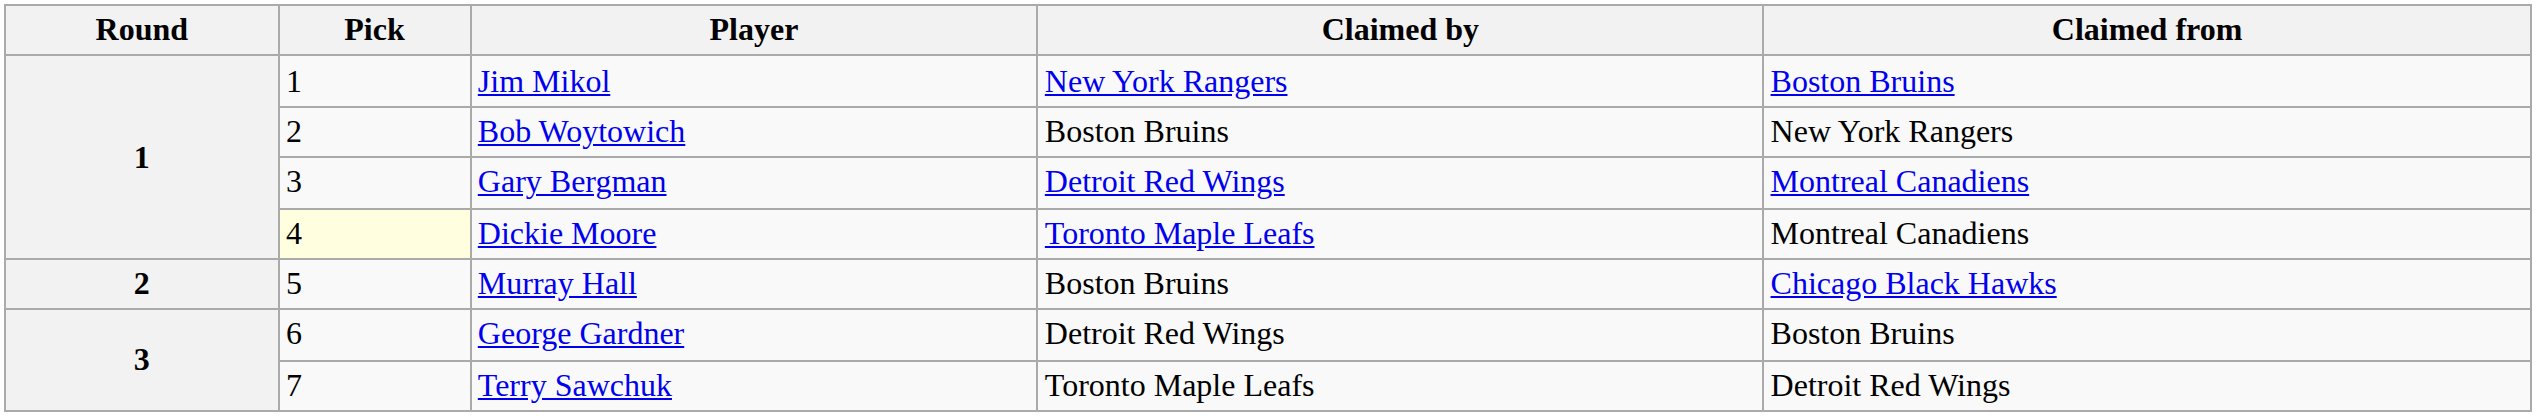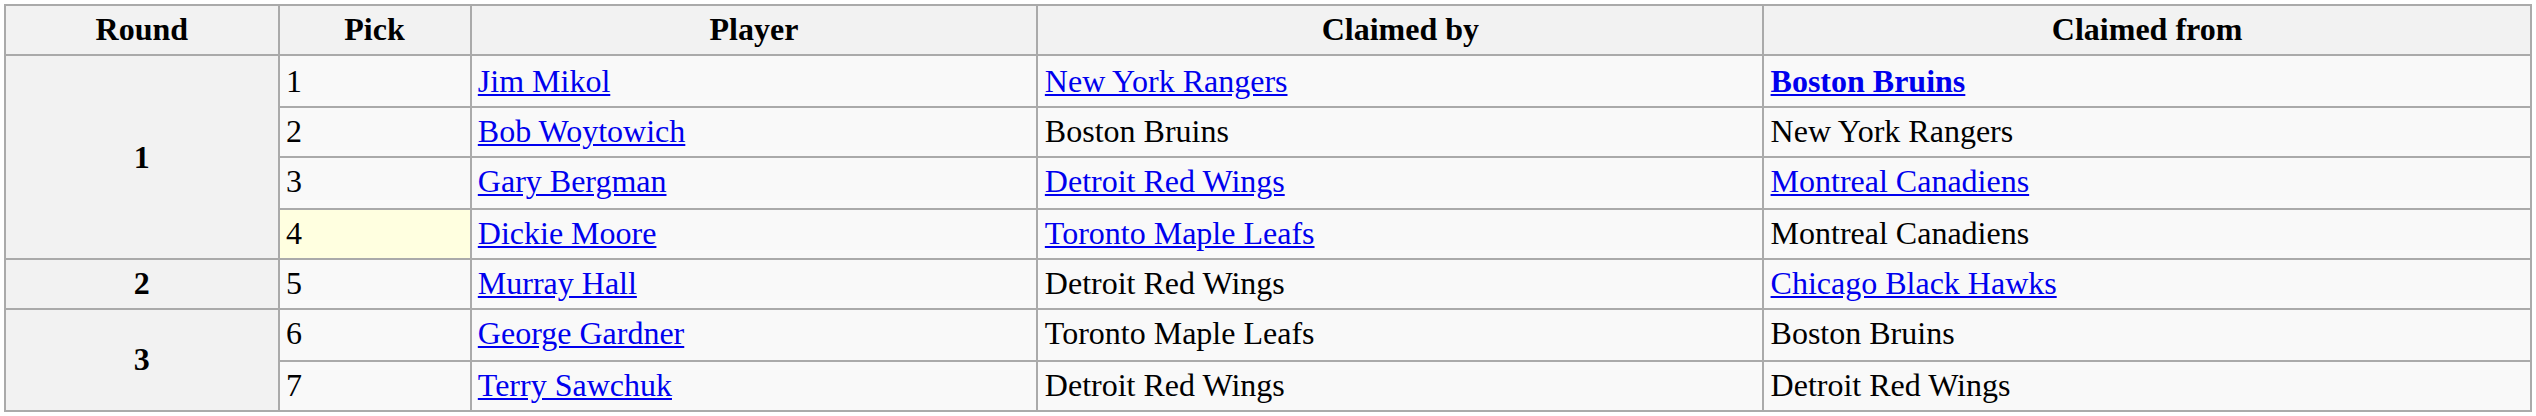(1863, 80) normal -> (1868, 80) bold
(1137, 283) Boston Bruins -> (1165, 283) Detroit Red Wings
(1165, 334) Detroit Red Wings -> (1180, 334) Toronto Maple Leafs
(1180, 385) Toronto Maple Leafs -> (1165, 385) Detroit Red Wings
